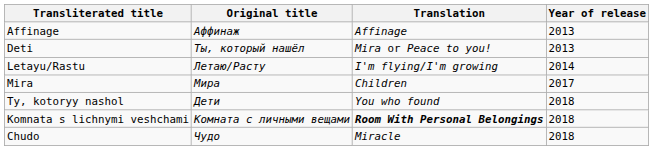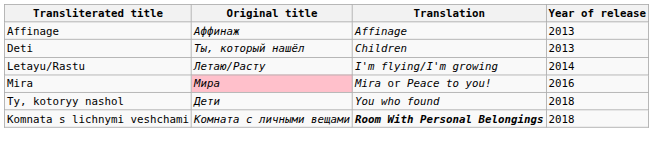(423, 48) Mira or Peace to you! -> (381, 48) Children
(207, 84) no background -> (207, 84) pink background
(381, 84) Children -> (423, 84) Mira or Peace to you!
(562, 84) 2017 -> (562, 84) 2016
- row: (23, 136)
